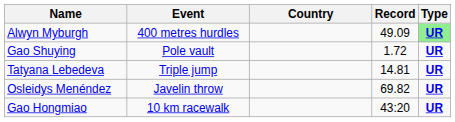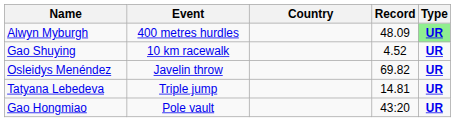(395, 33) 49.09 -> (395, 33) 48.09
(188, 51) Pole vault -> (188, 51) 10 km racewalk
(395, 51) 1.72 -> (395, 51) 4.52
rows swapped: (56, 70) <-> (59, 89)
(188, 108) 10 km racewalk -> (188, 108) Pole vault
